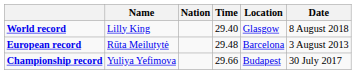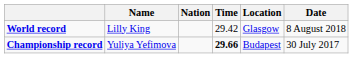(226, 28) 29.40 -> (226, 28) 29.42
- row: (44, 45)
(226, 61) normal -> (226, 45) bold
